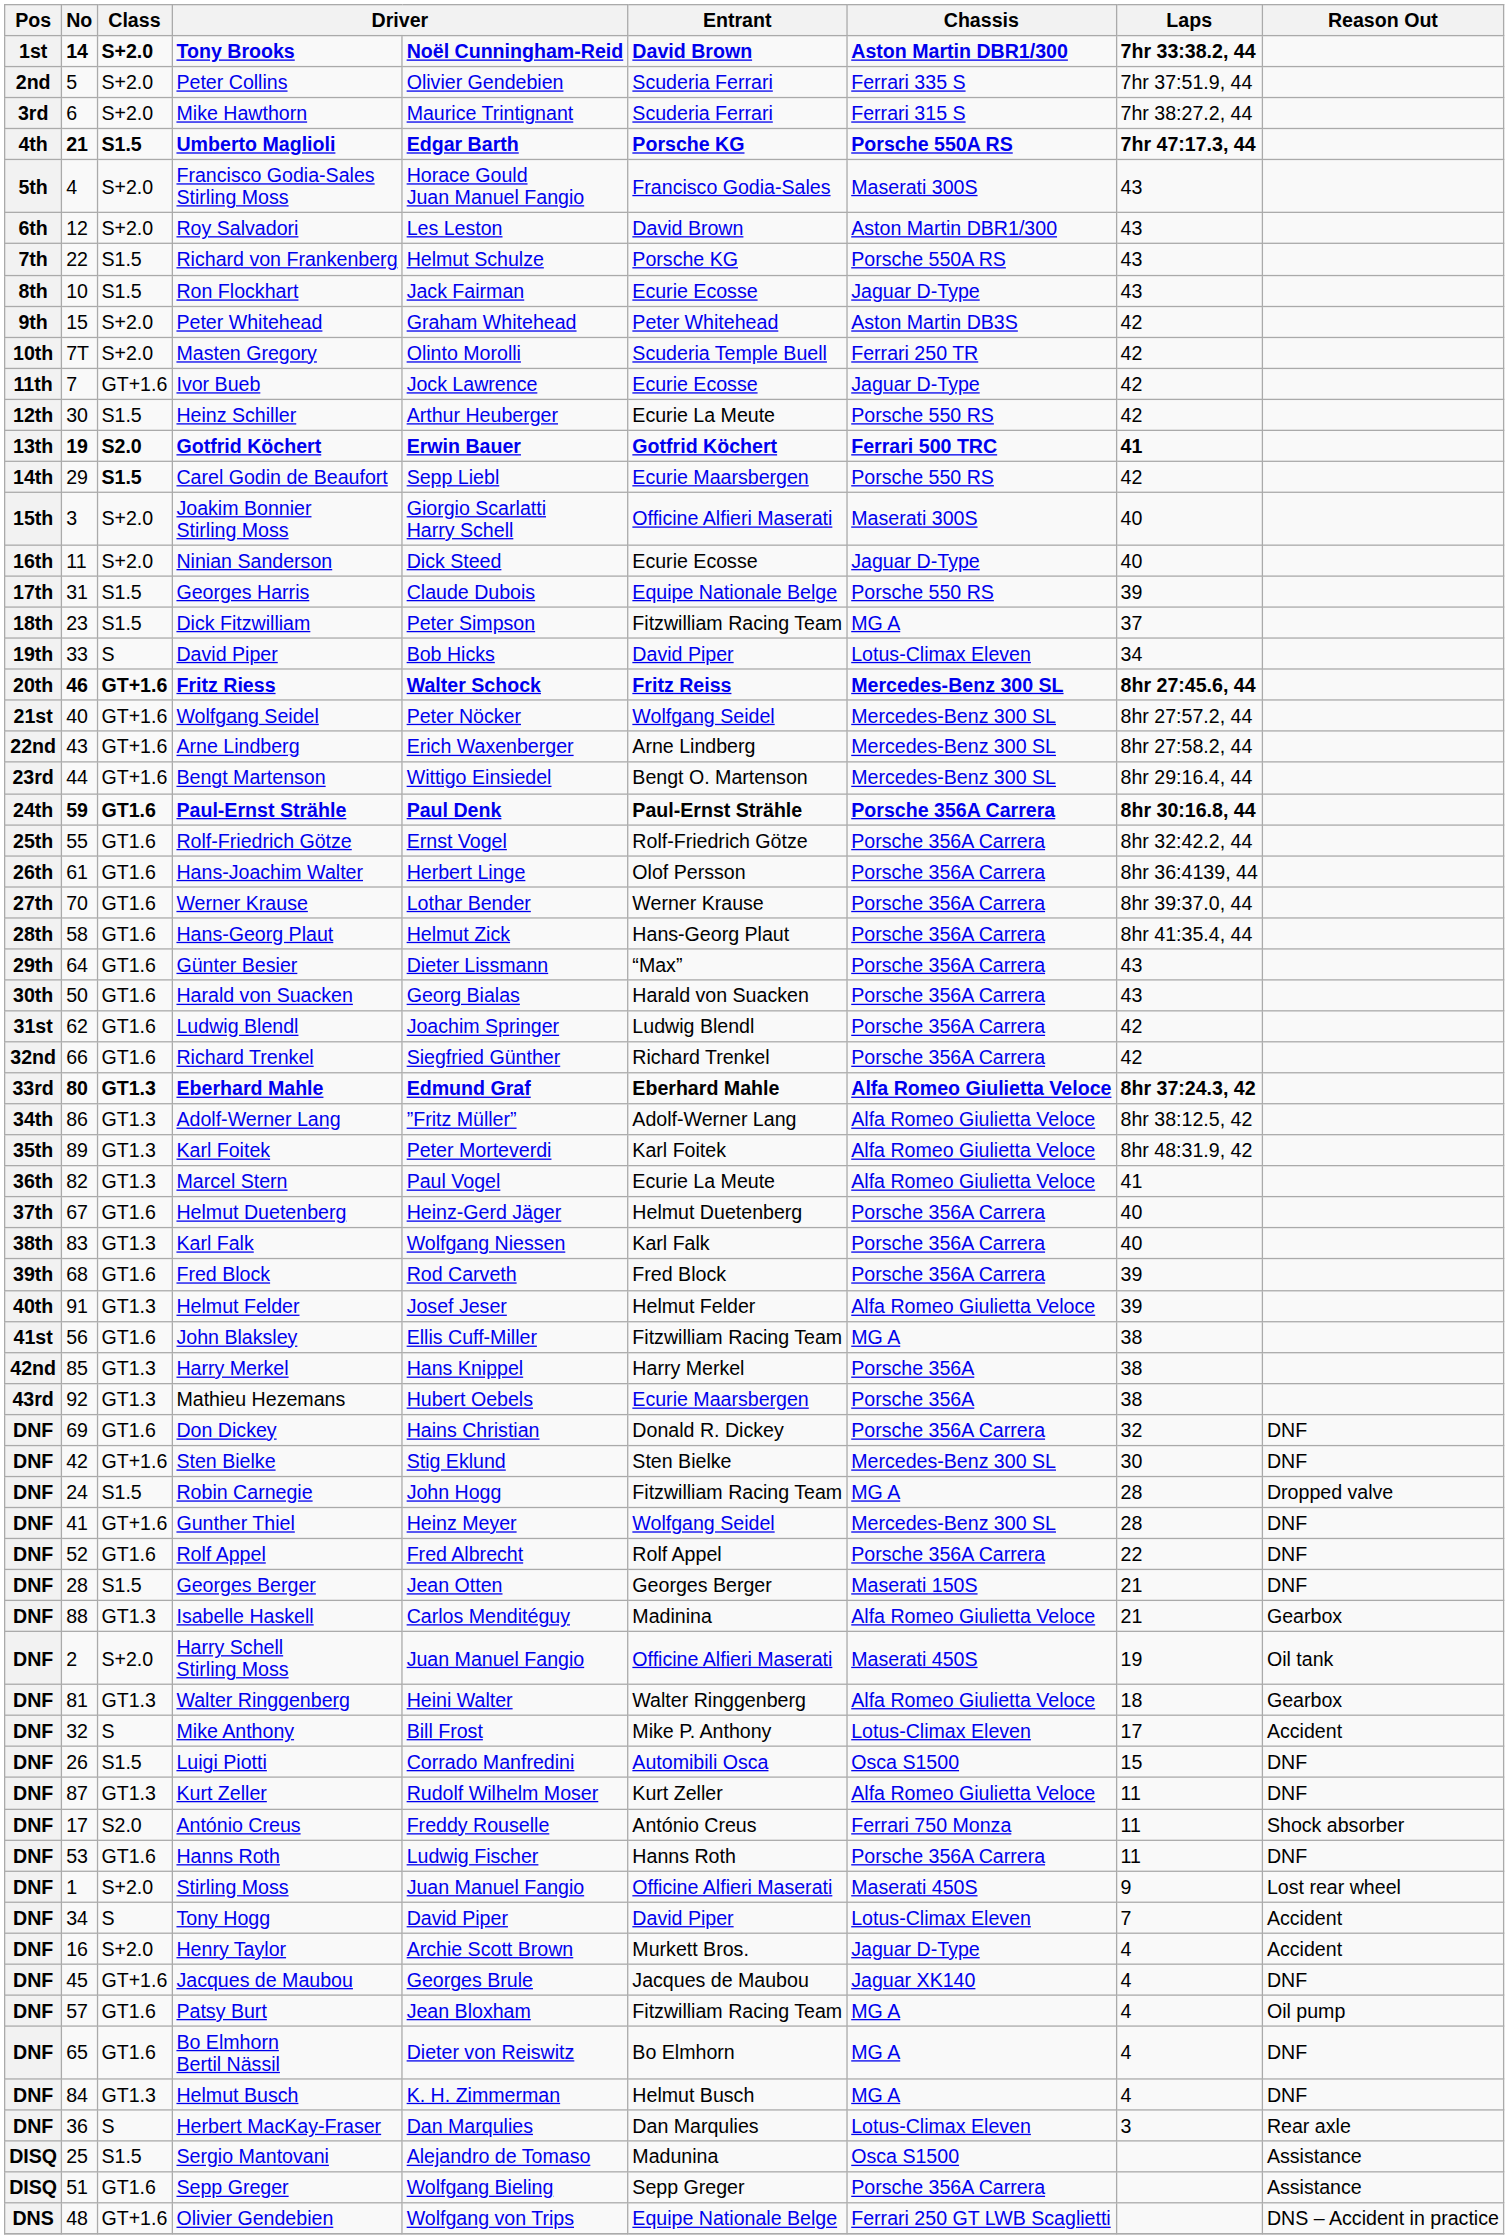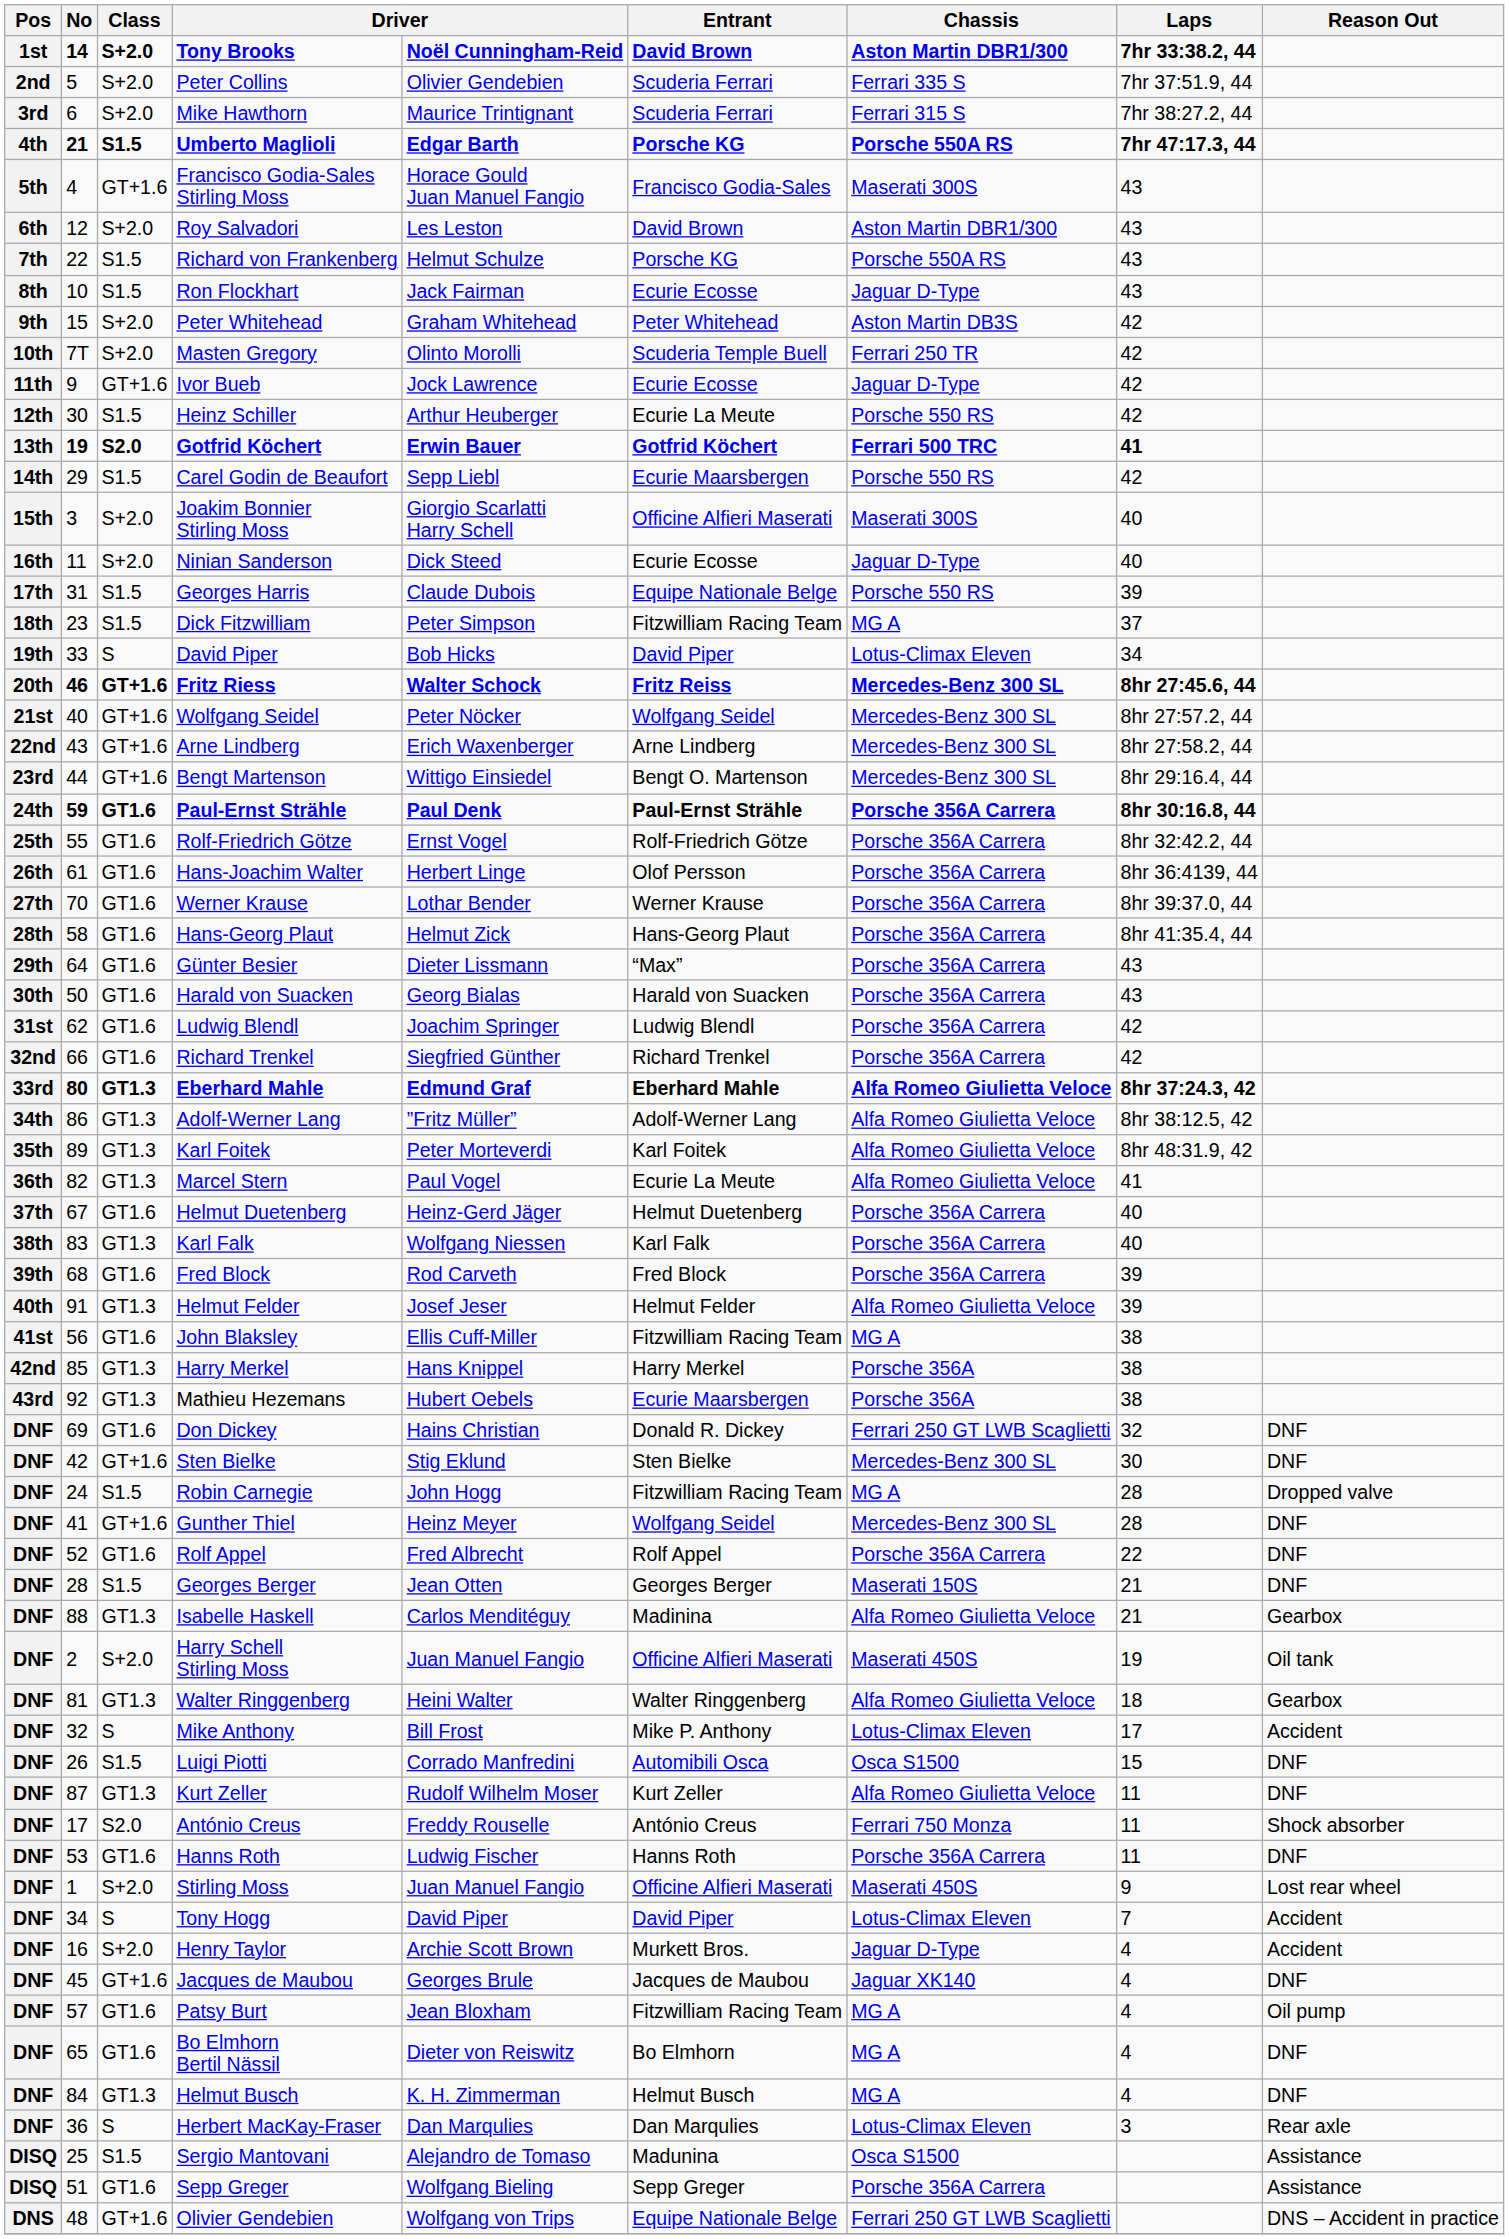(127, 187) S+2.0 -> (134, 187) GT+1.6
(72, 384) 7 -> (72, 384) 9
(122, 477) bold -> (122, 477) normal
(948, 1430) Porsche 356A Carrera -> (981, 1430) Ferrari 250 GT LWB Scaglietti
